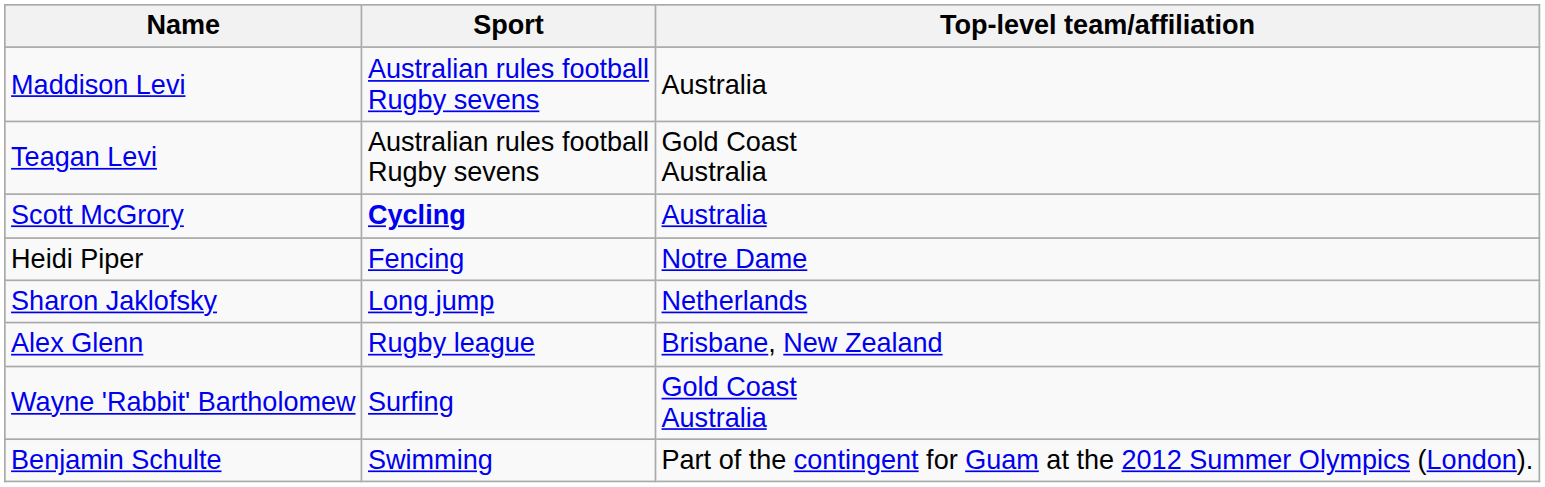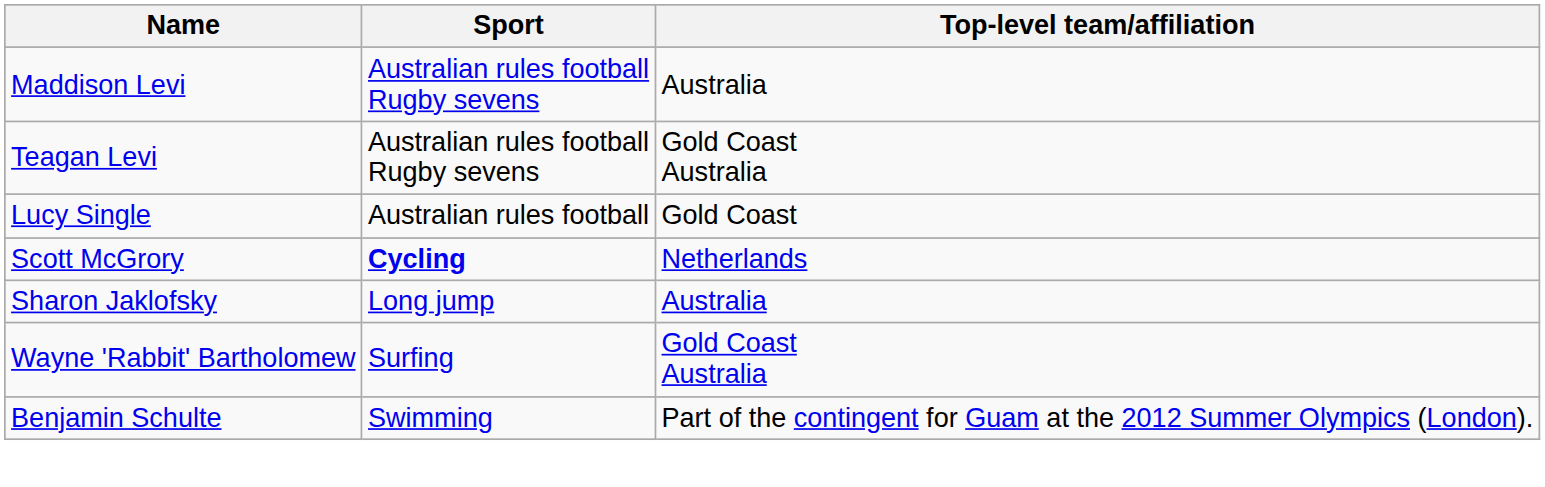+ row: (81, 215)
(714, 215) Australia -> (734, 258) Netherlands
- row: (77, 258)
(734, 301) Netherlands -> (714, 301) Australia
- row: (77, 344)
